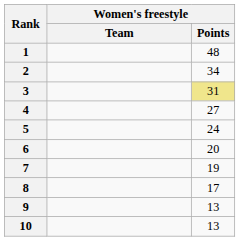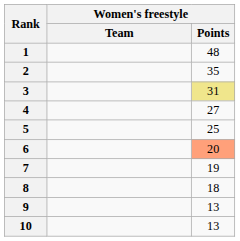(213, 71) 34 -> (213, 71) 35
(213, 129) 24 -> (213, 129) 25
(213, 149) no background -> (213, 149) lightsalmon background
(213, 187) 17 -> (213, 187) 18
